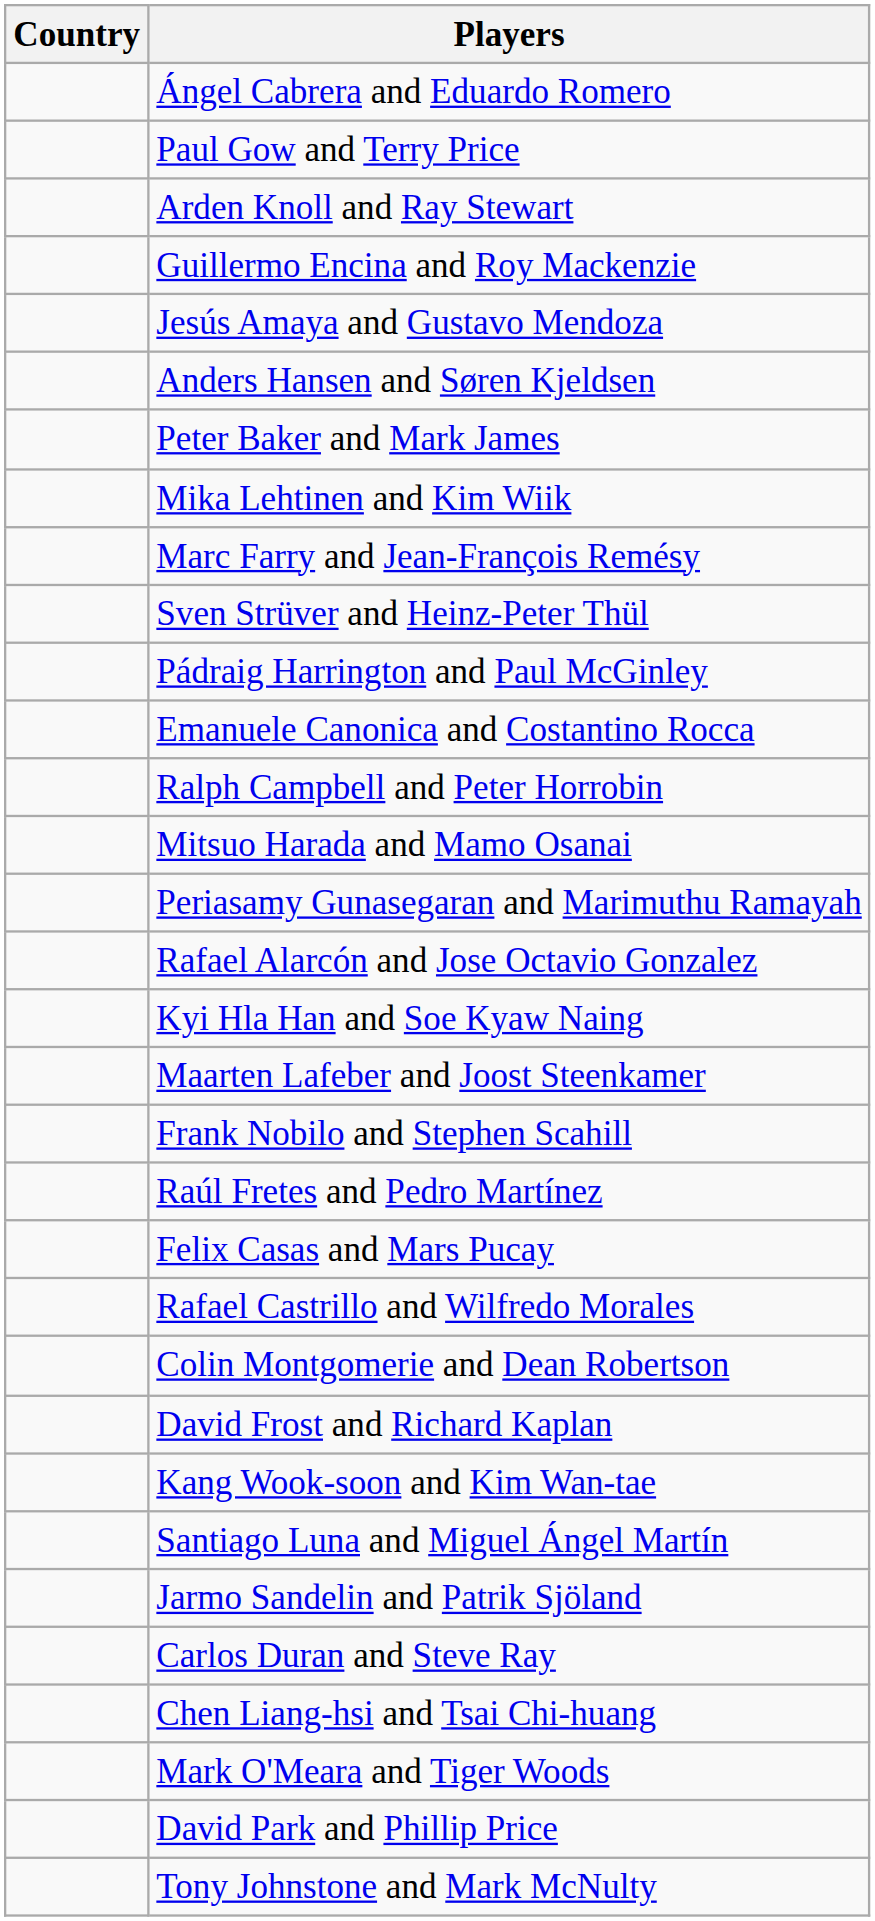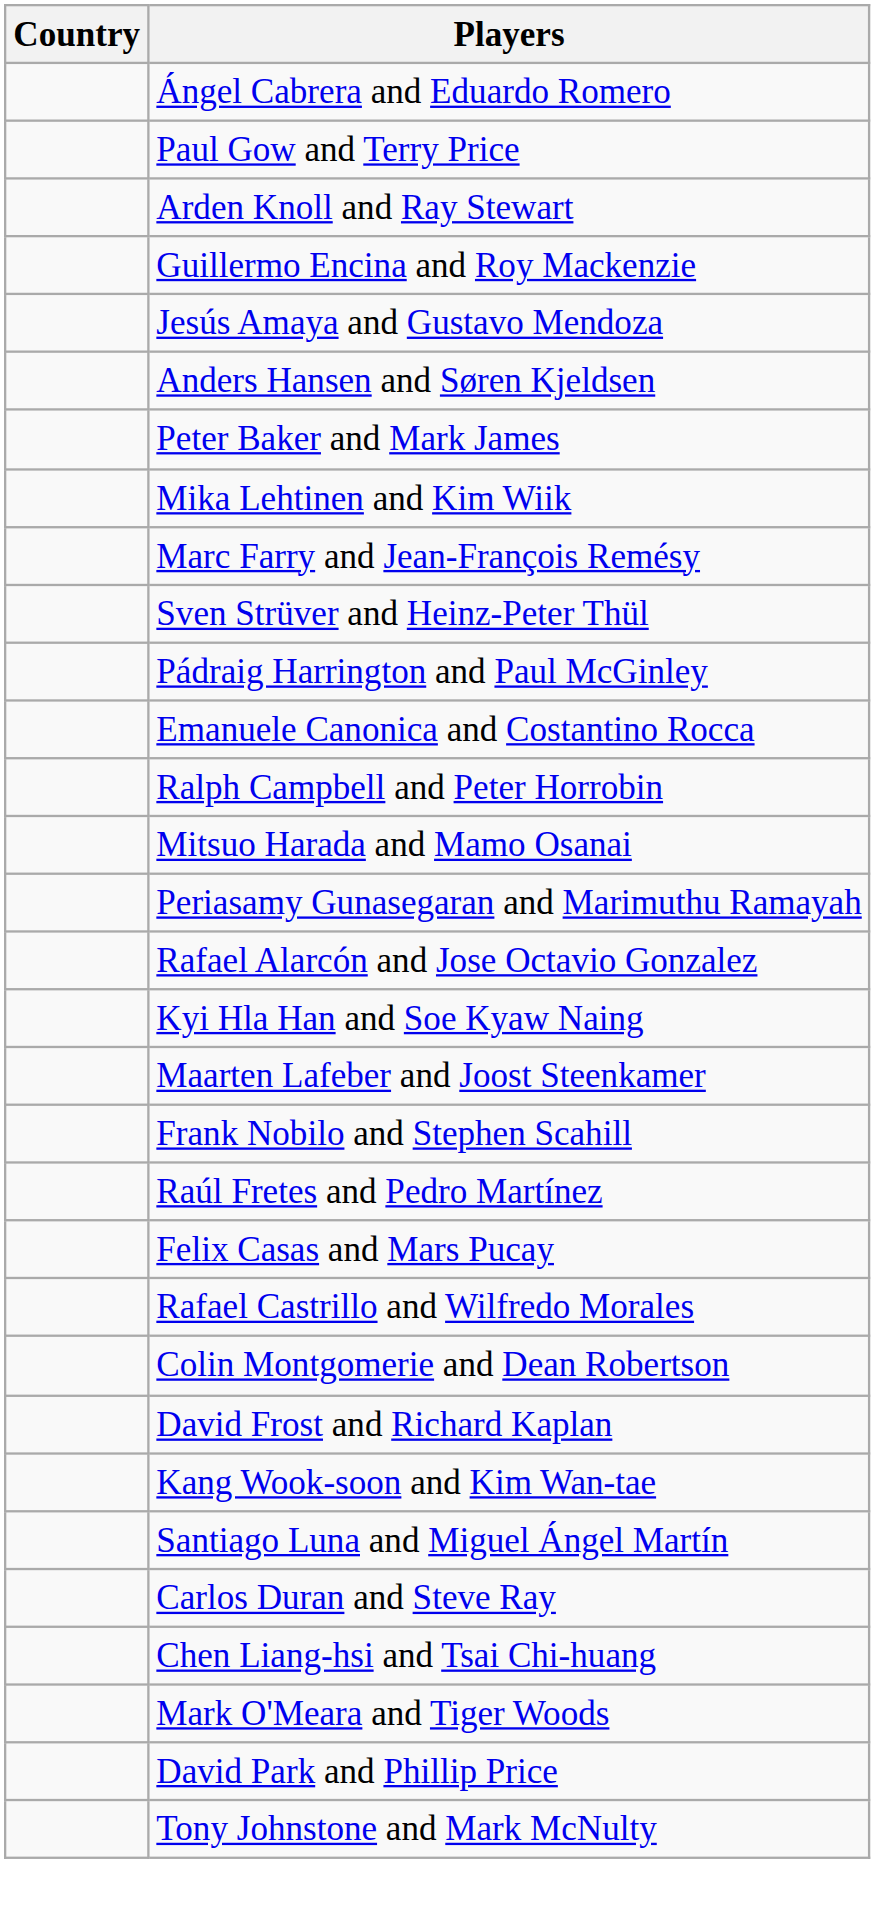- row: (399, 1596)
